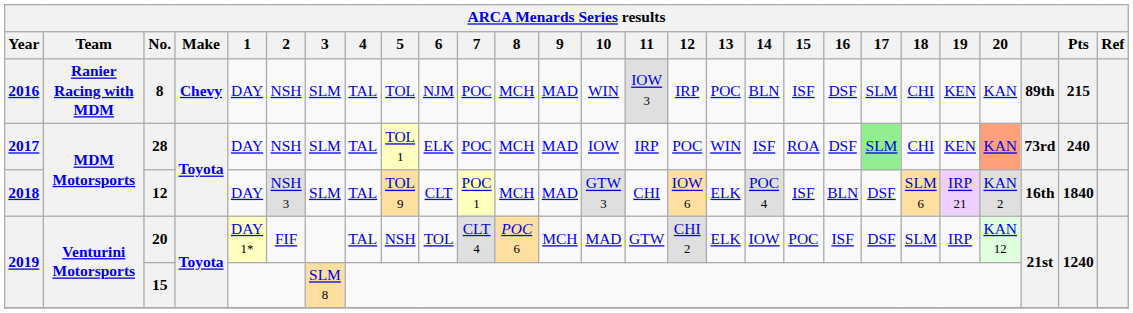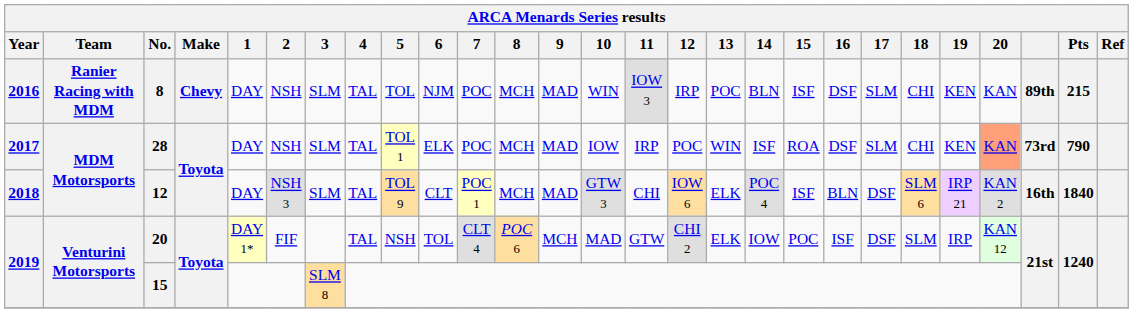(881, 146) lightgreen background -> (881, 146) no background
(1078, 146) 240 -> (1078, 146) 790
